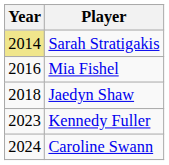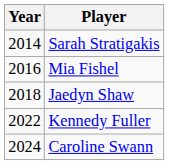(25, 43) khaki background -> (25, 43) no background
(25, 120) 2023 -> (25, 120) 2022
